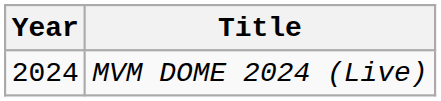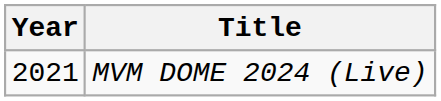(45, 73) 2024 -> (45, 73) 2021
